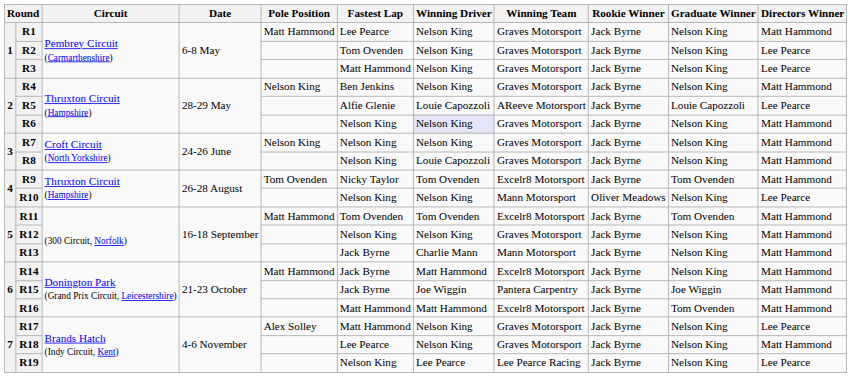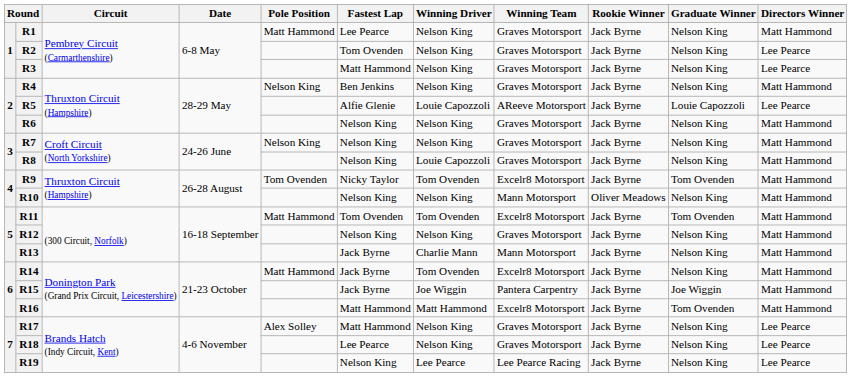(444, 123) lavender background -> (444, 123) no background
(786, 197) Lee Pearce -> (796, 197) Matt Hammond
(451, 270) Matt Hammond -> (448, 270) Tom Ovenden
(796, 344) Matt Hammond -> (786, 344) Lee Pearce
